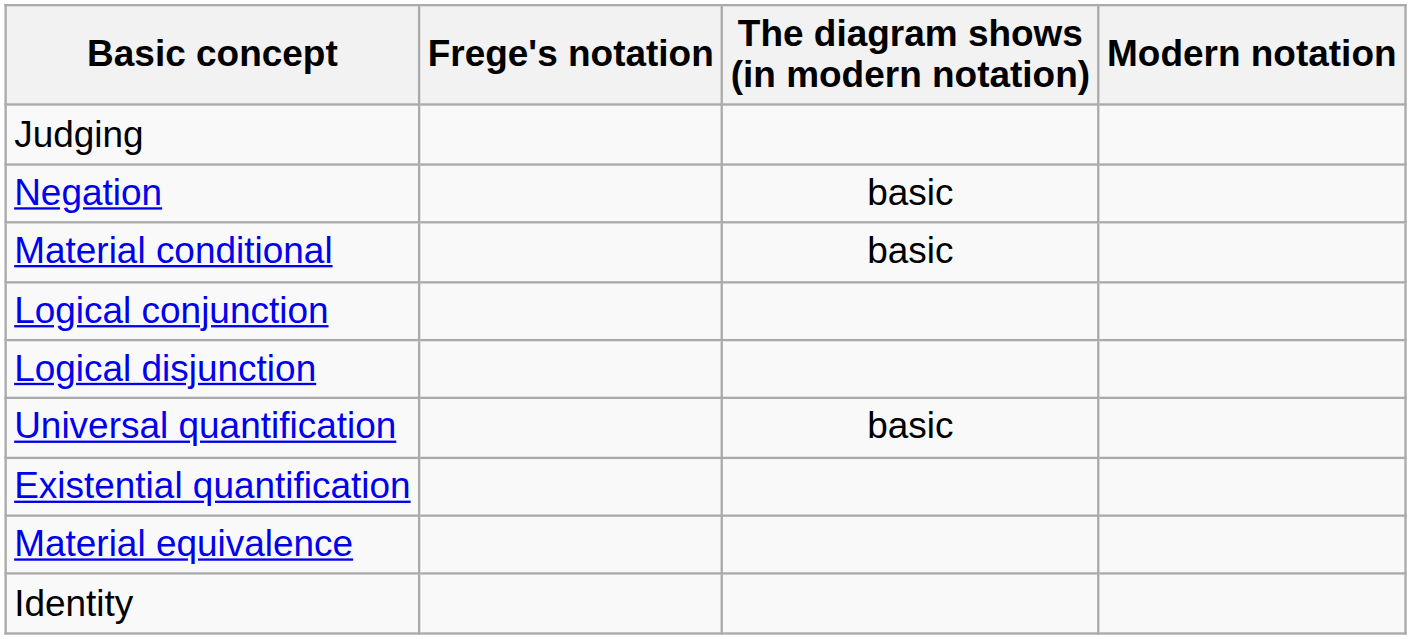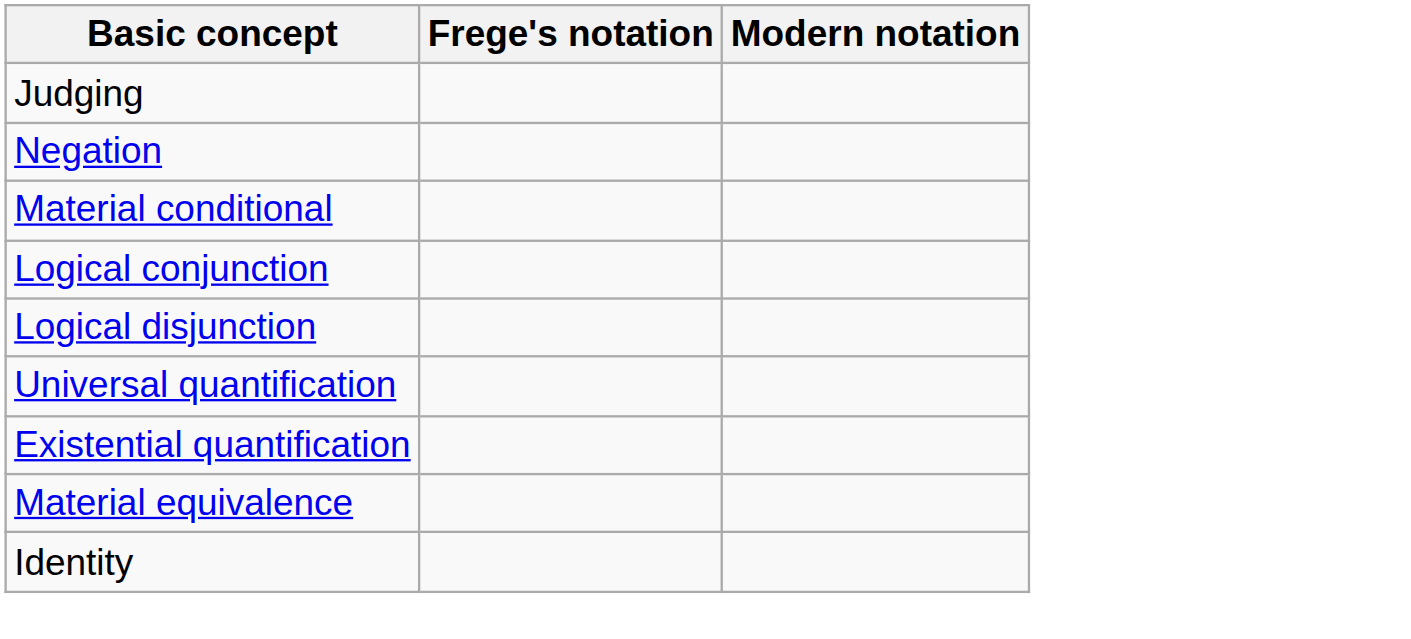- column: (910, 54)
